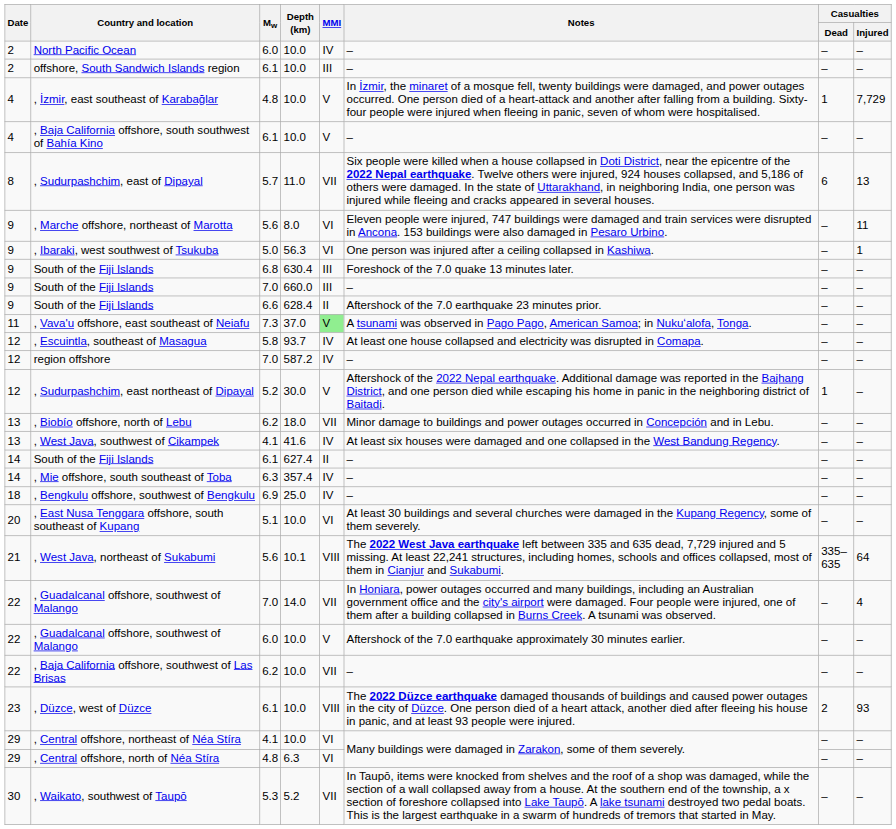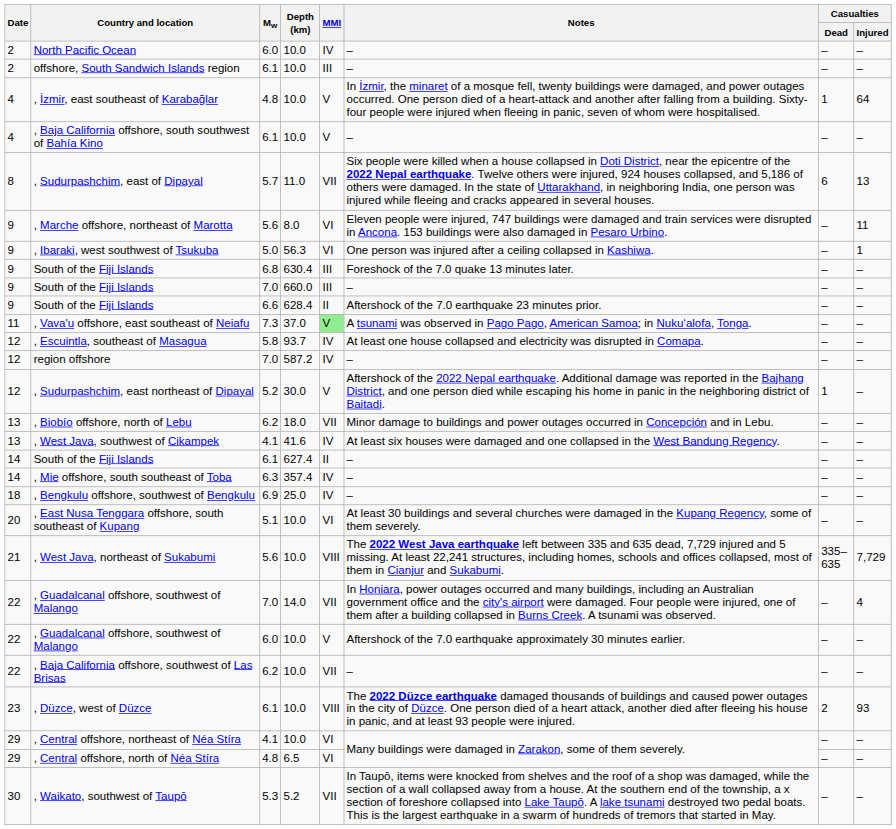(871, 99) 7,729 -> (863, 99) 64
(295, 558) 10.1 -> (295, 558) 10.0
(863, 558) 64 -> (871, 558) 7,729
(291, 758) 6.3 -> (291, 758) 6.5
